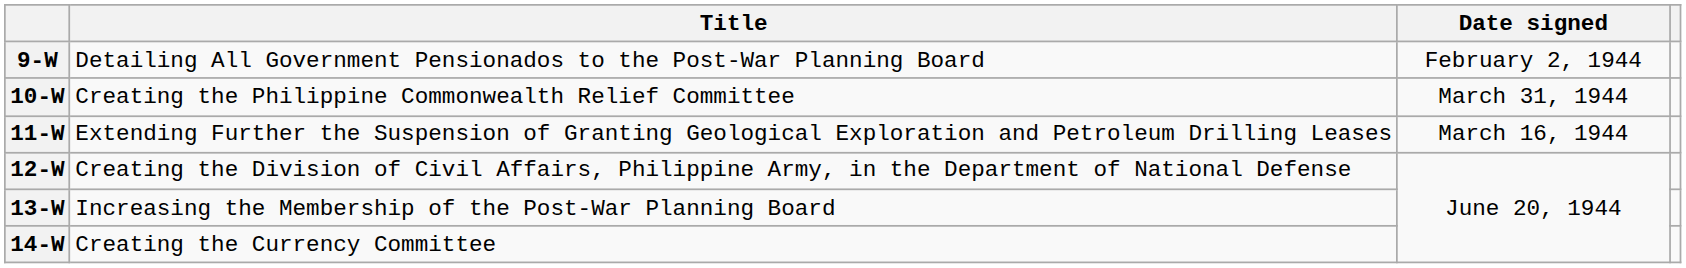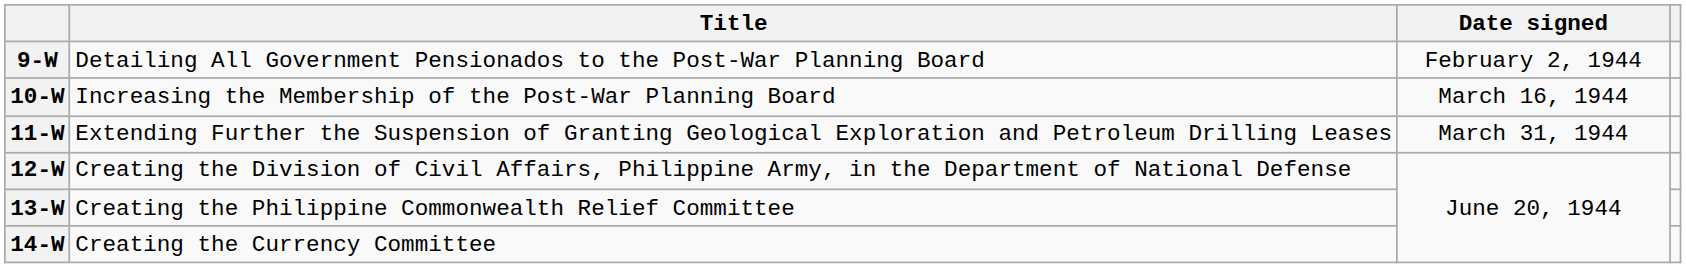(435, 97) Creating the Philippine Commonwealth Relief Committee -> (455, 97) Increasing the Membership of the Post-War Planning Board
(1533, 97) March 31, 1944 -> (1533, 97) March 16, 1944
(1533, 134) March 16, 1944 -> (1533, 134) March 31, 1944
(455, 208) Increasing the Membership of the Post-War Planning Board -> (435, 208) Creating the Philippine Commonwealth Relief Committee
